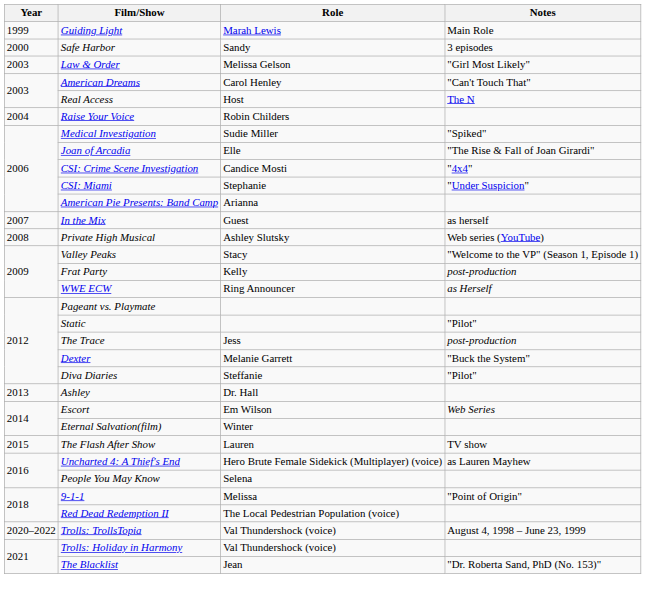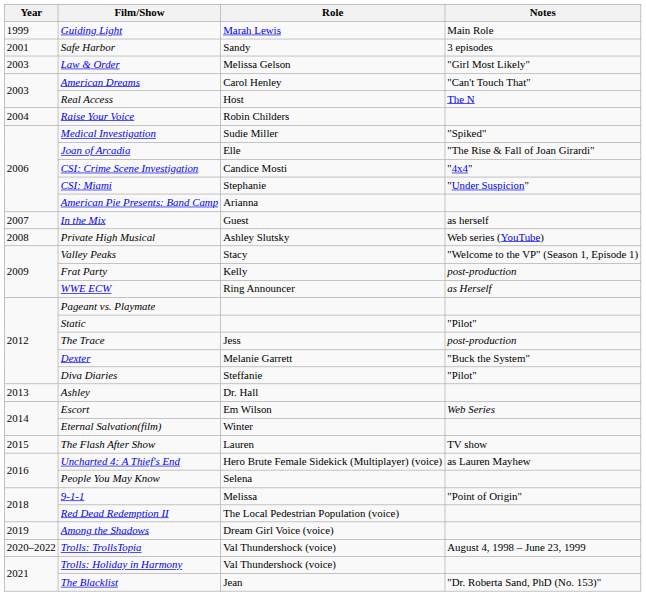(18, 47) 2000 -> (18, 47) 2001
+ row: (105, 530)
